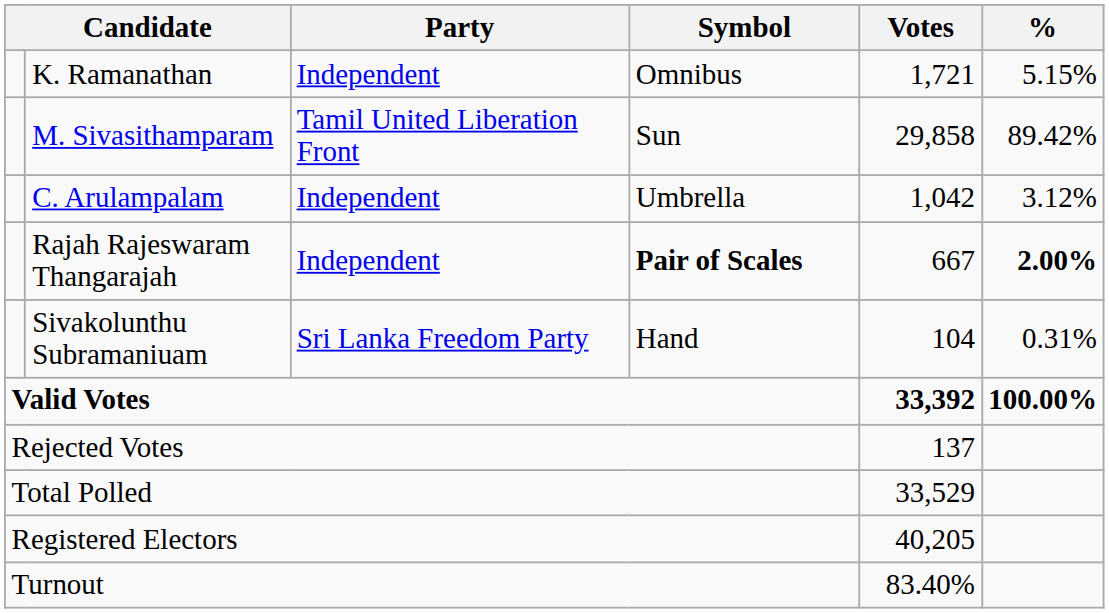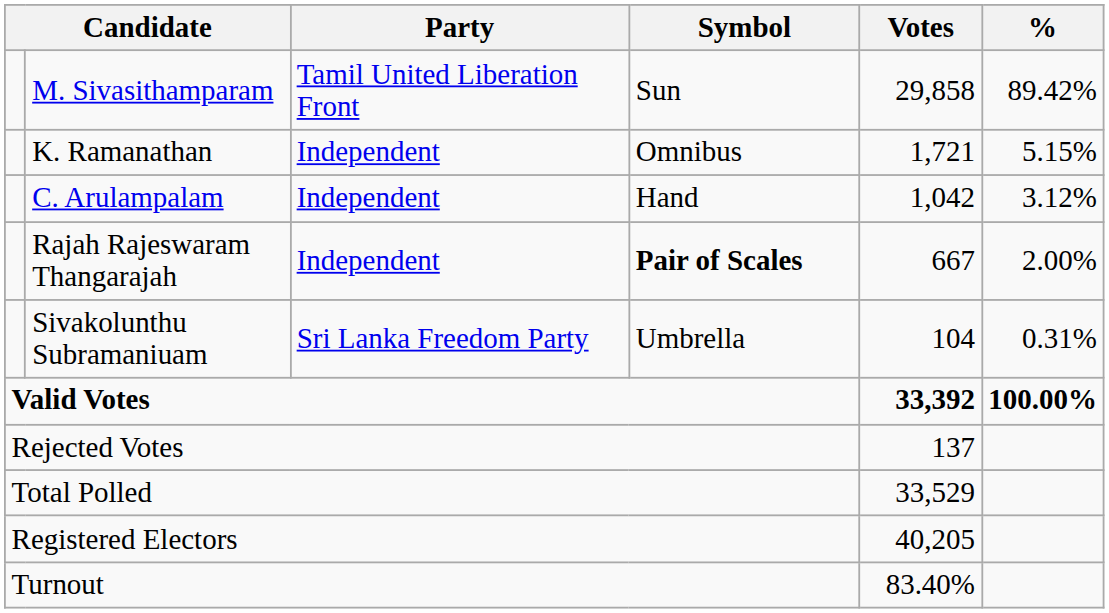rows swapped: (153, 135) <-> (122, 73)
(690, 197) Umbrella -> (667, 197) Hand
(1057, 260) bold -> (1059, 260) normal
(667, 338) Hand -> (690, 338) Umbrella
